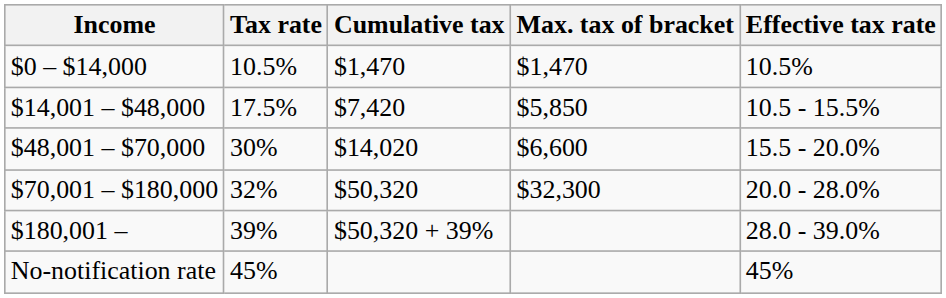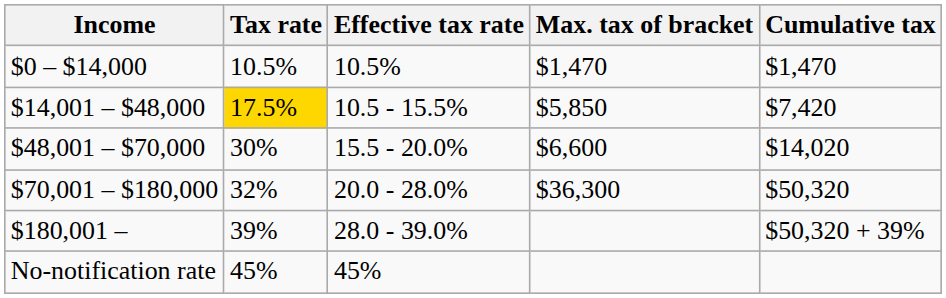columns swapped: (841, 25) <-> (419, 25)
(264, 107) no background -> (264, 107) gold background
(559, 189) $32,300 -> (578, 189) $36,300
